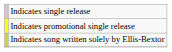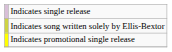rows swapped: (73, 26) <-> (87, 40)
